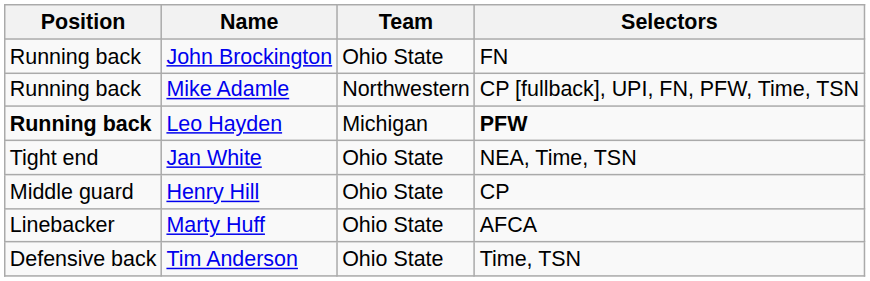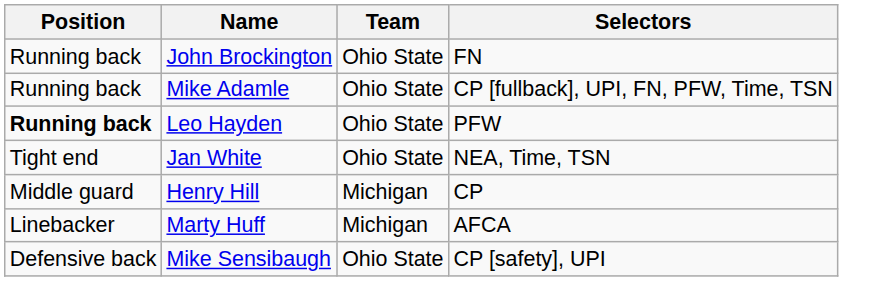(406, 90) Northwestern -> (393, 90) Ohio State
(385, 124) Michigan -> (393, 124) Ohio State
(504, 124) bold -> (477, 124) normal
(393, 192) Ohio State -> (385, 192) Michigan
(393, 225) Ohio State -> (385, 225) Michigan
+ row: (249, 259)
- row: (232, 259)
